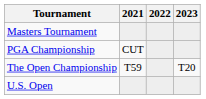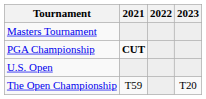(133, 49) normal -> (133, 49) bold
rows swapped: (30, 85) <-> (62, 67)
